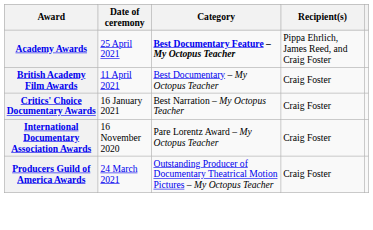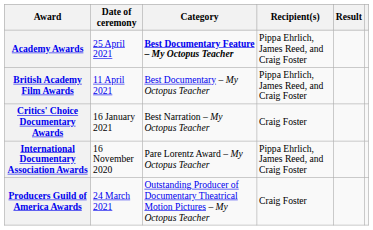+ column: (349, 17)
(307, 80) Craig Foster -> (291, 85) Pippa Ehrlich, James Reed, and Craig Foster
(307, 137) Craig Foster -> (291, 159) Pippa Ehrlich, James Reed, and Craig Foster
